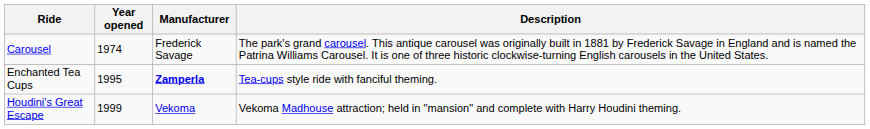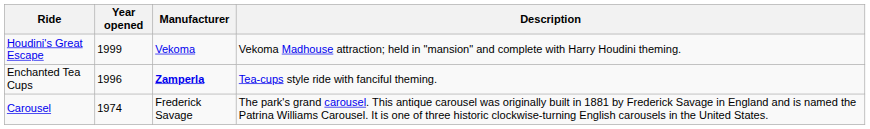rows swapped: (29, 49) <-> (45, 109)
(110, 79) 1995 -> (110, 79) 1996
